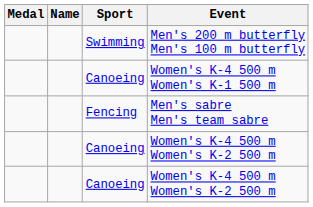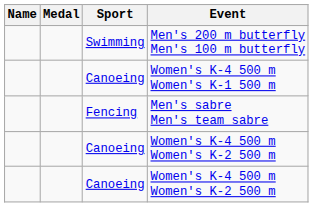columns swapped: (65, 15) <-> (26, 15)
